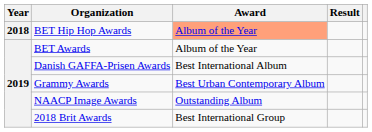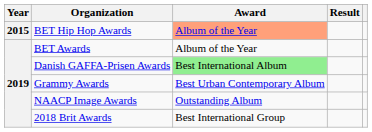(18, 30) 2018 -> (18, 30) 2015
(231, 65) no background -> (231, 65) lightgreen background
